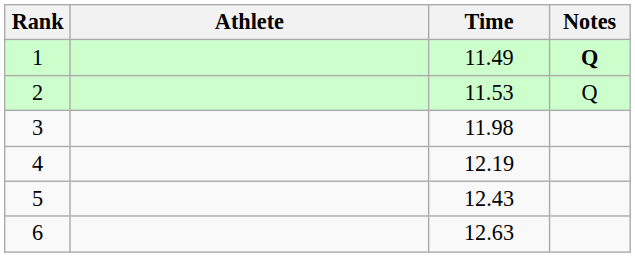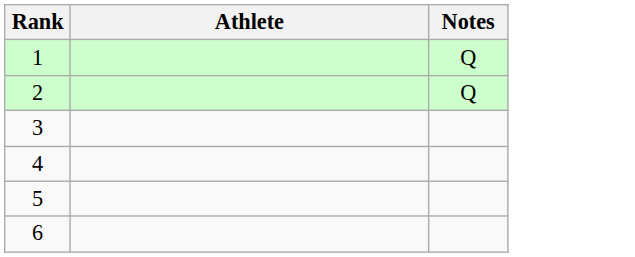- column: (489, 22)
(590, 57) bold -> (468, 57) normal
